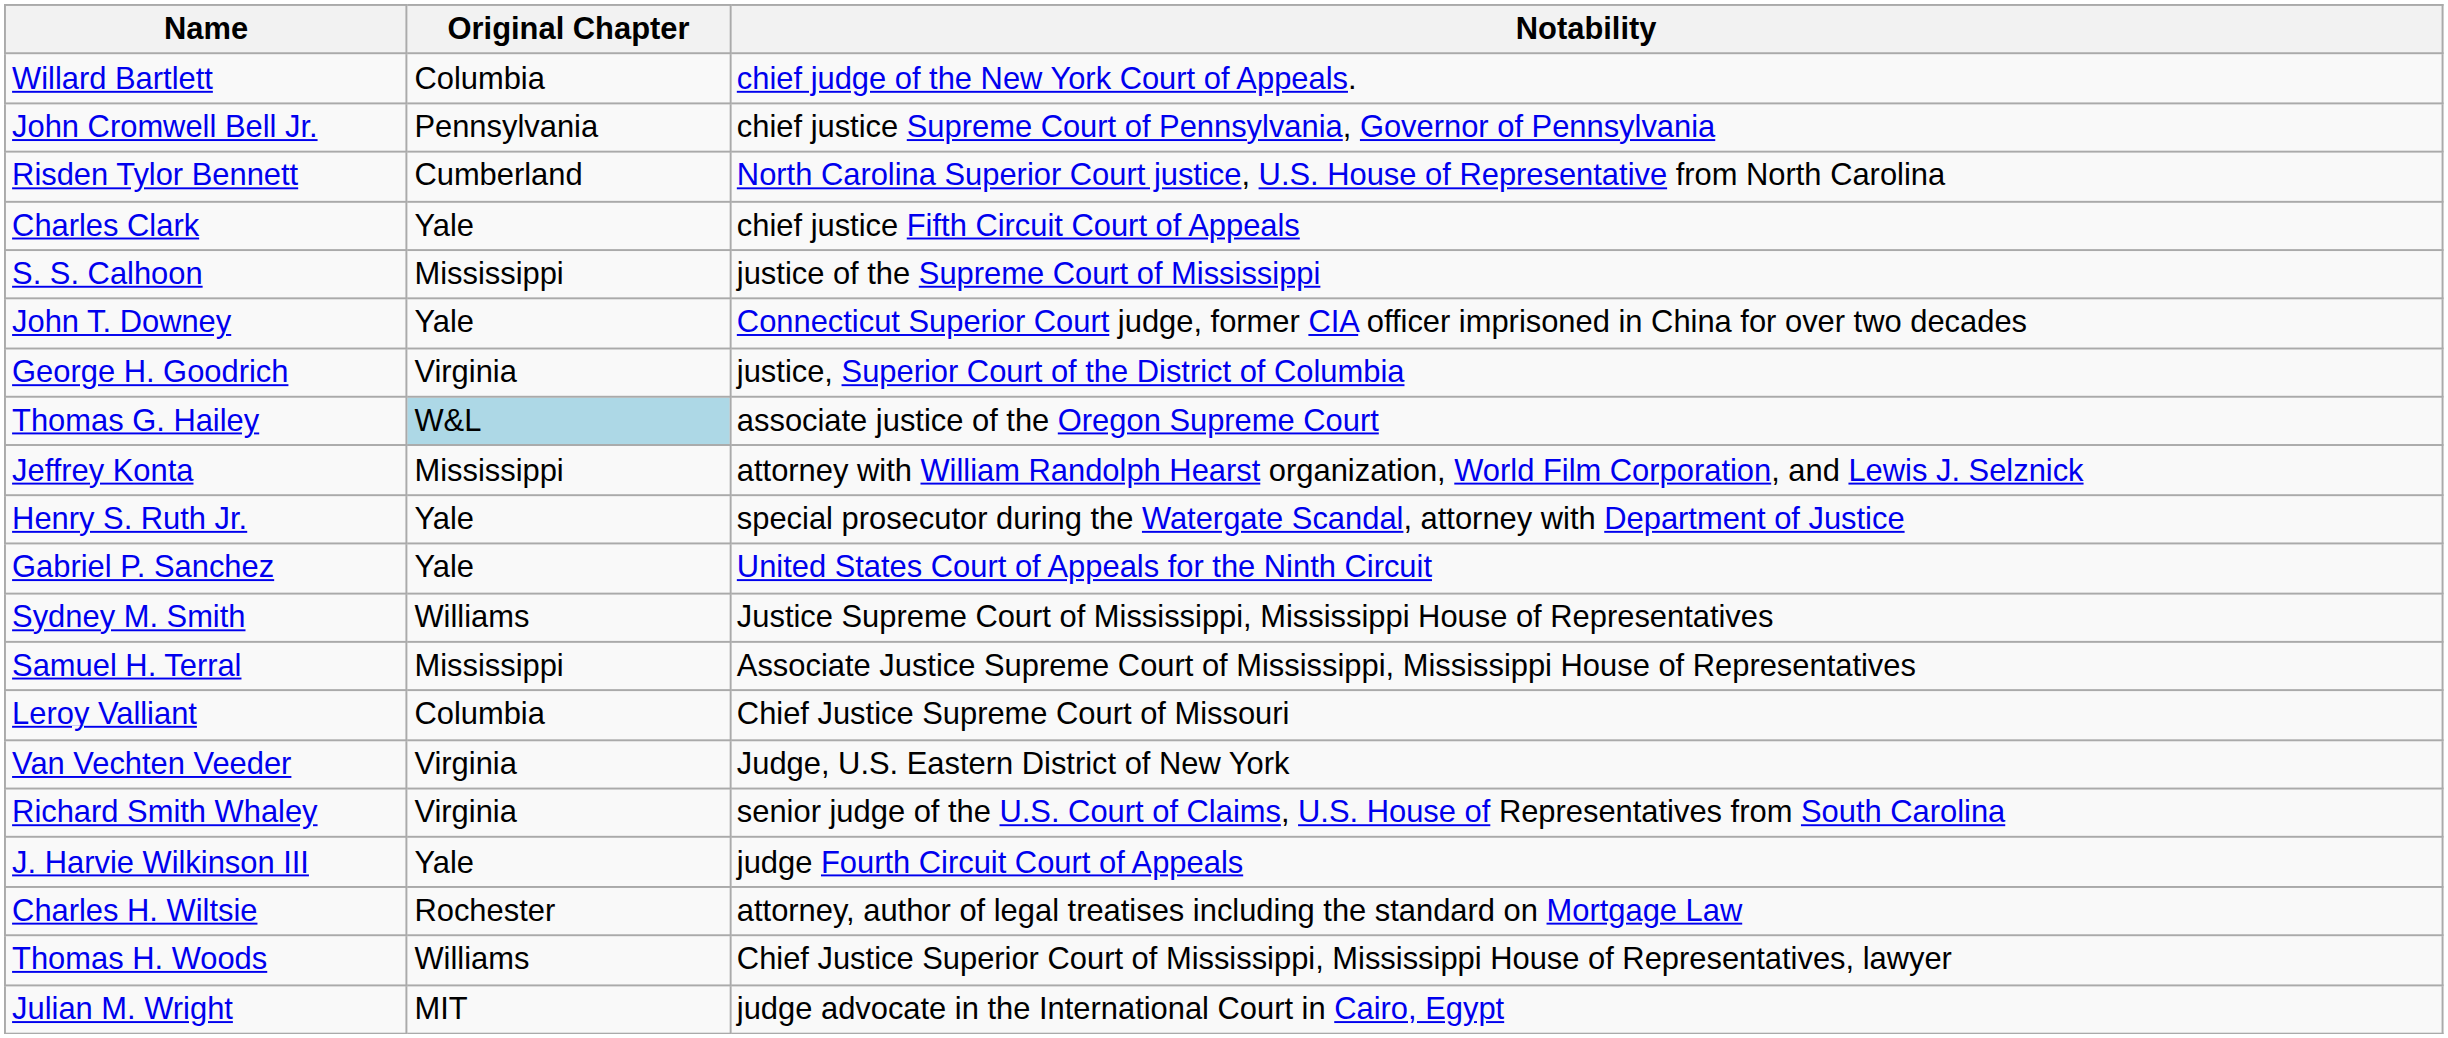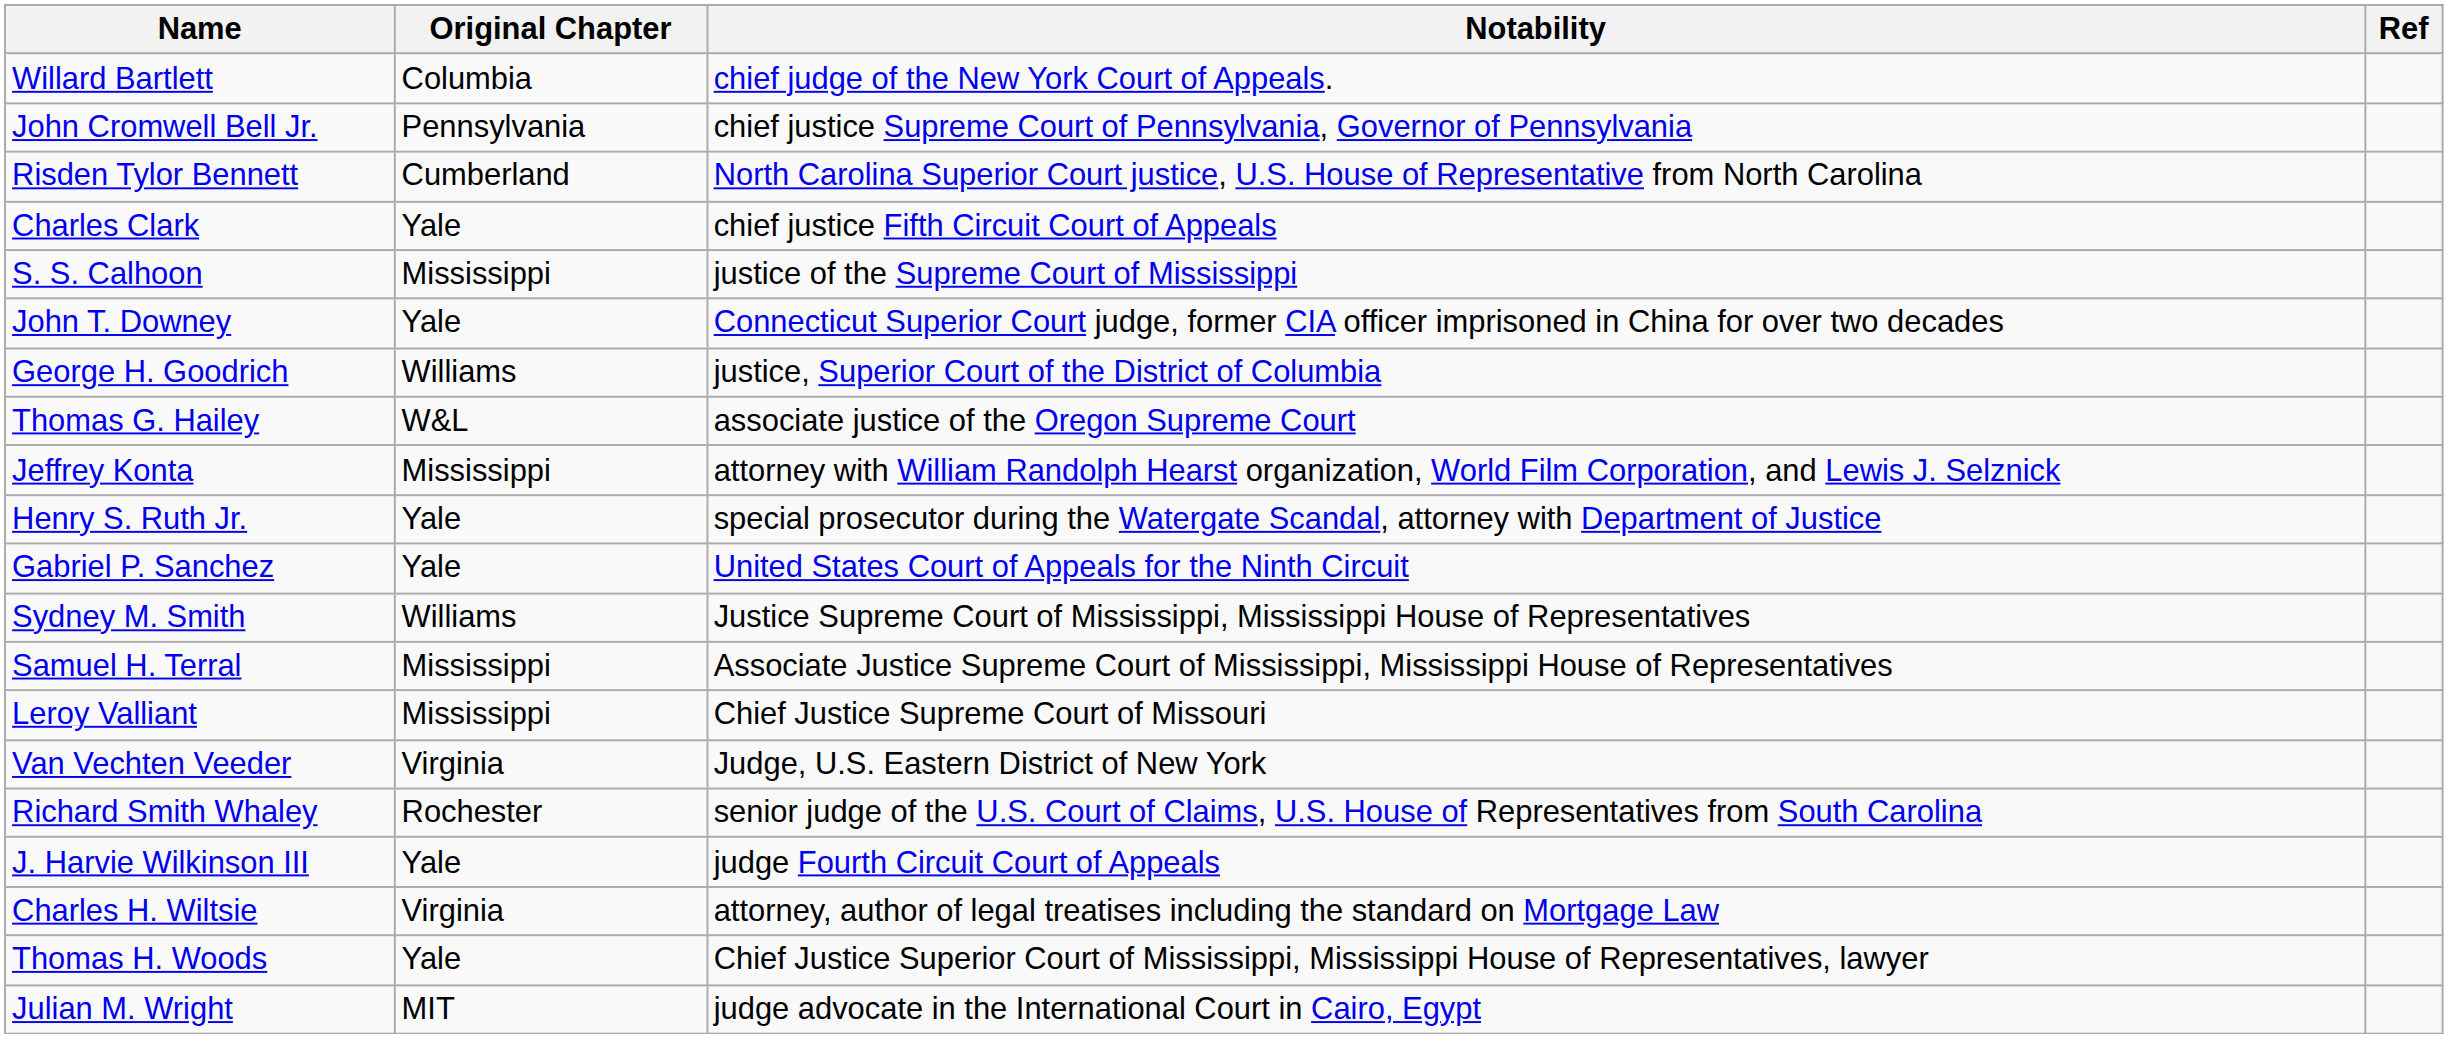+ column: (2404, 28)
(466, 371) Virginia -> (459, 371) Williams
(448, 420) lightblue background -> (435, 420) no background
(480, 714) Columbia -> (476, 714) Mississippi
(466, 812) Virginia -> (472, 812) Rochester
(485, 910) Rochester -> (453, 910) Virginia
(472, 959) Williams -> (431, 959) Yale
